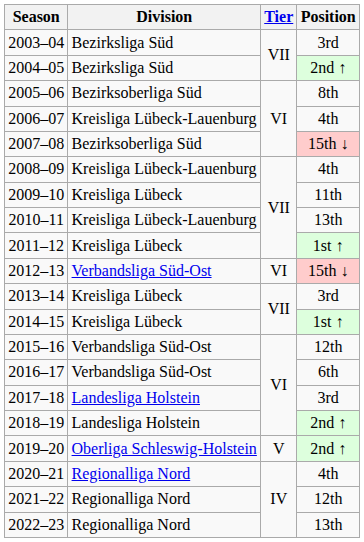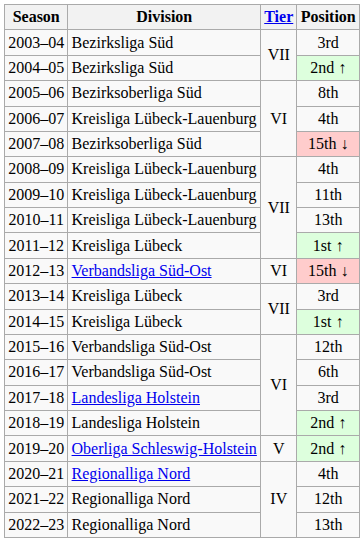(127, 194) Kreisliga Lübeck -> (164, 194) Kreisliga Lübeck-Lauenburg
